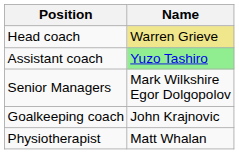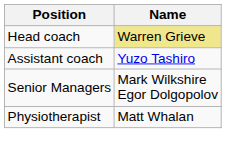(169, 58) lightgreen background -> (156, 58) no background
- row: (66, 116)
